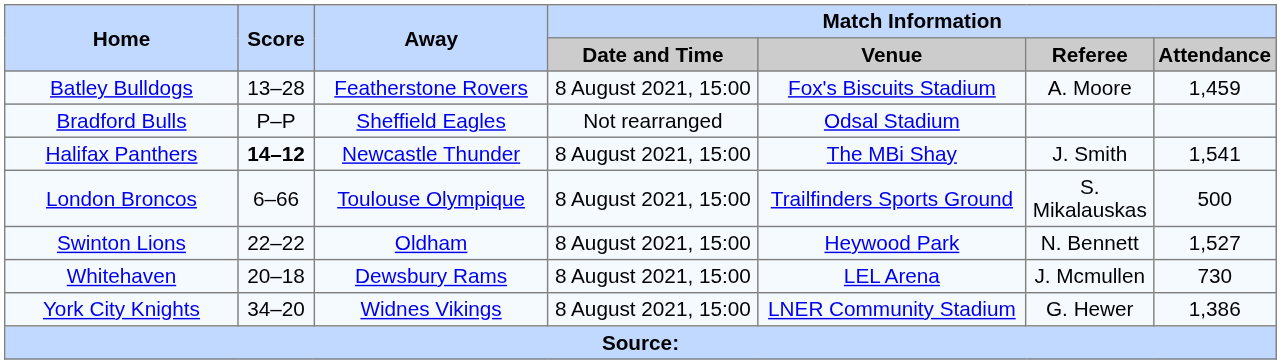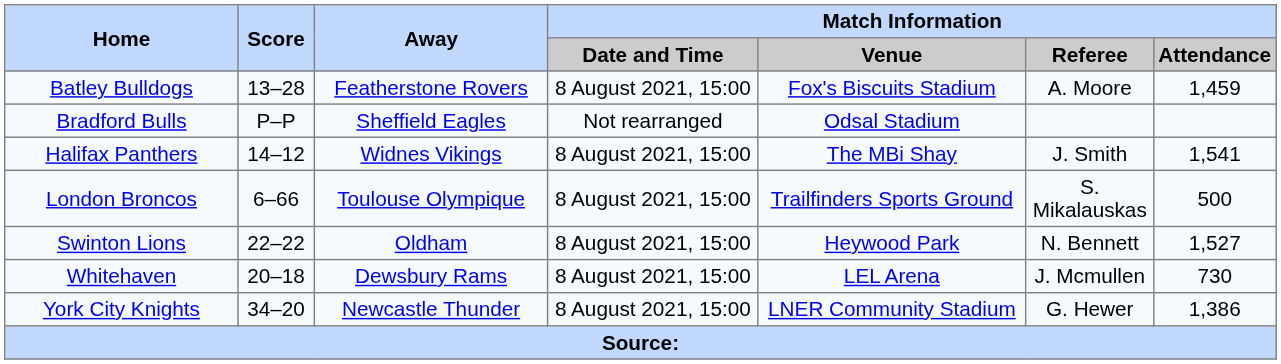(276, 154) bold -> (276, 154) normal
(431, 154) Newcastle Thunder -> (431, 154) Widnes Vikings
(431, 309) Widnes Vikings -> (431, 309) Newcastle Thunder
